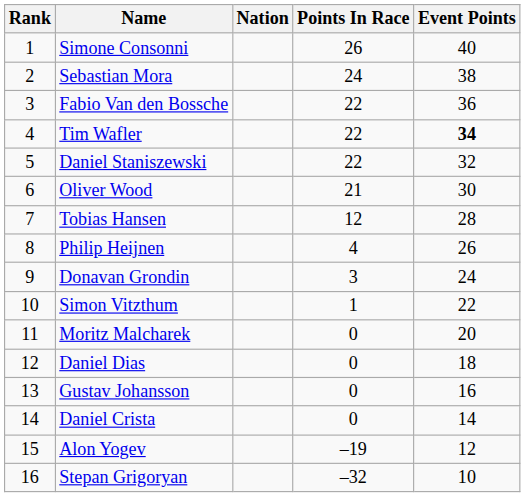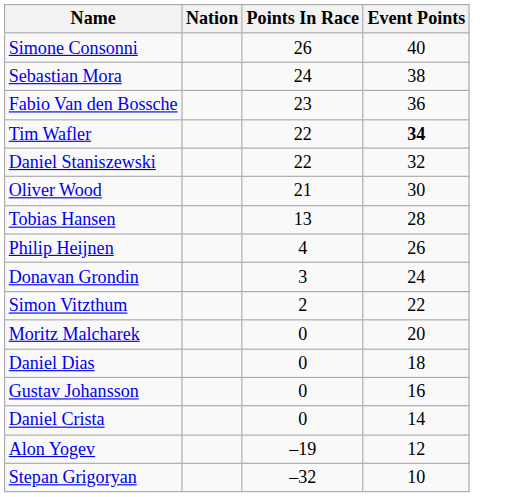- column: (30, 18)
(353, 104) 22 -> (303, 104) 23
(353, 219) 12 -> (303, 219) 13
(353, 305) 1 -> (303, 305) 2
